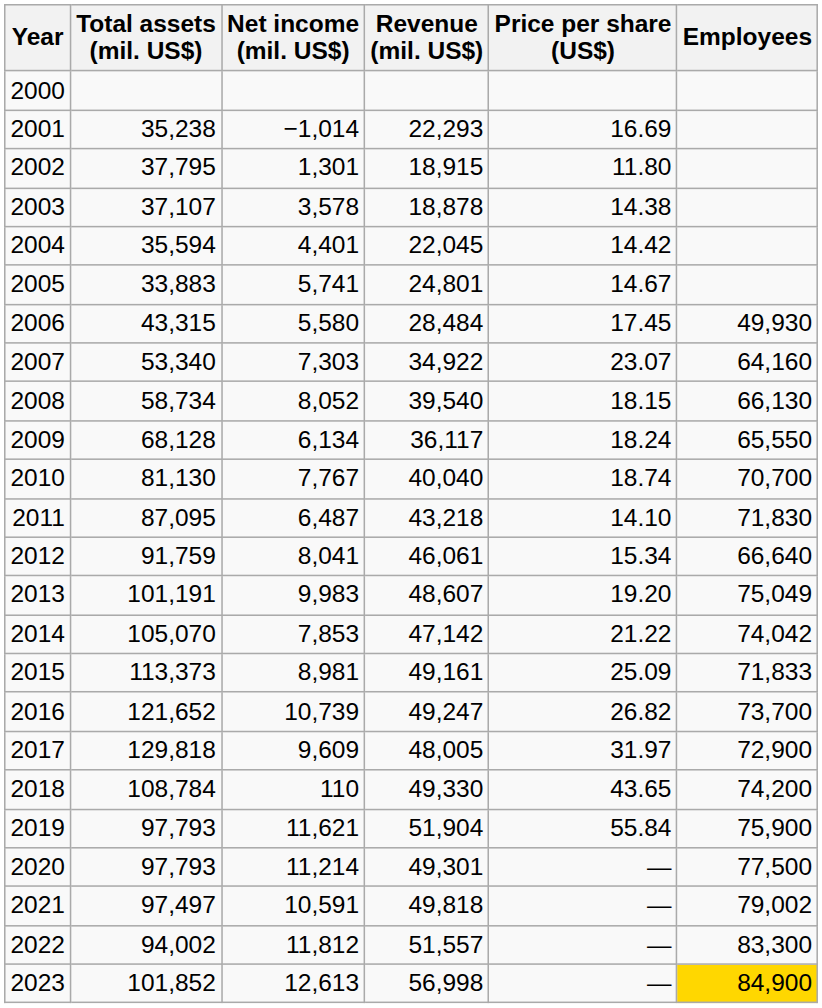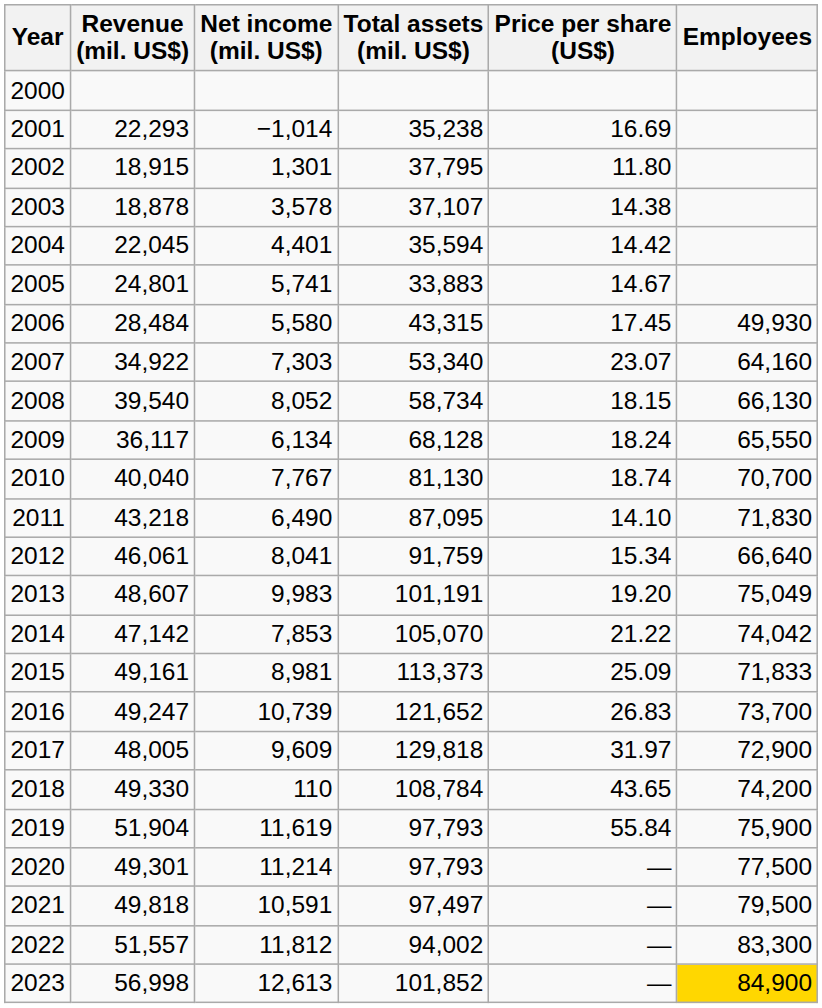columns swapped: (427, 37) <-> (146, 37)
(328, 517) 6,487 -> (302, 517) 6,490
(641, 711) 26.82 -> (641, 711) 26.83
(323, 827) 11,621 -> (296, 827) 11,619
(775, 905) 79,002 -> (775, 905) 79,500
